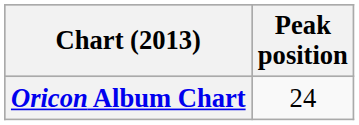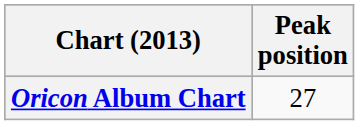(303, 97) 24 -> (303, 97) 27
